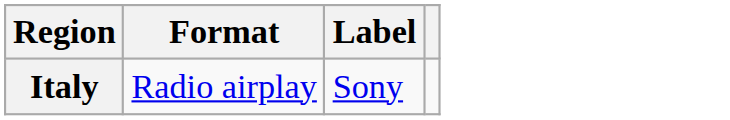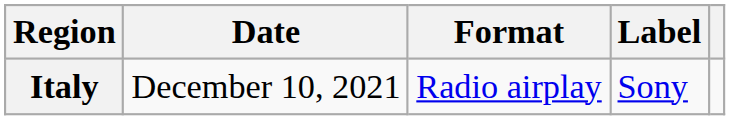+ column: (266, 31)
